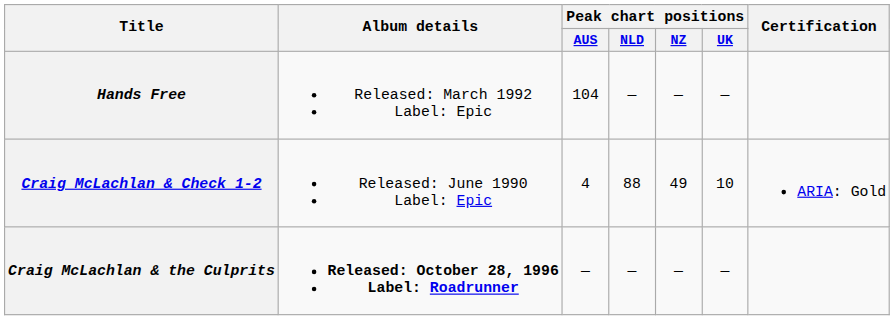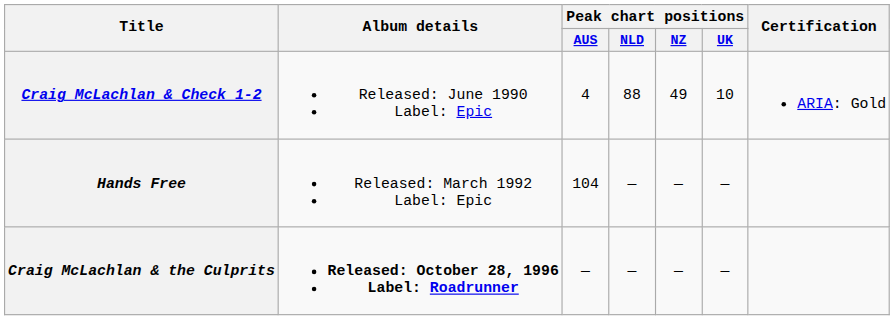rows swapped: (142, 183) <-> (142, 95)
